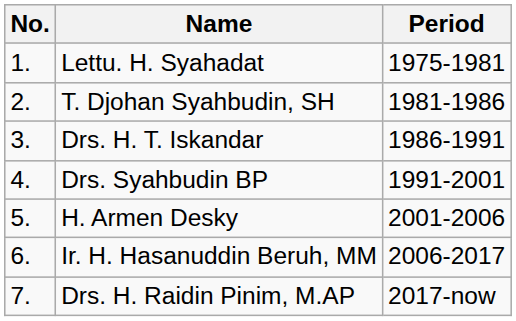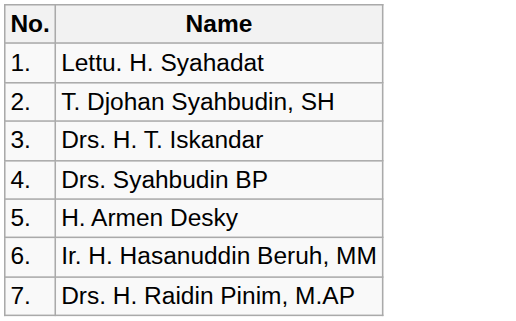- column: (447, 23)
